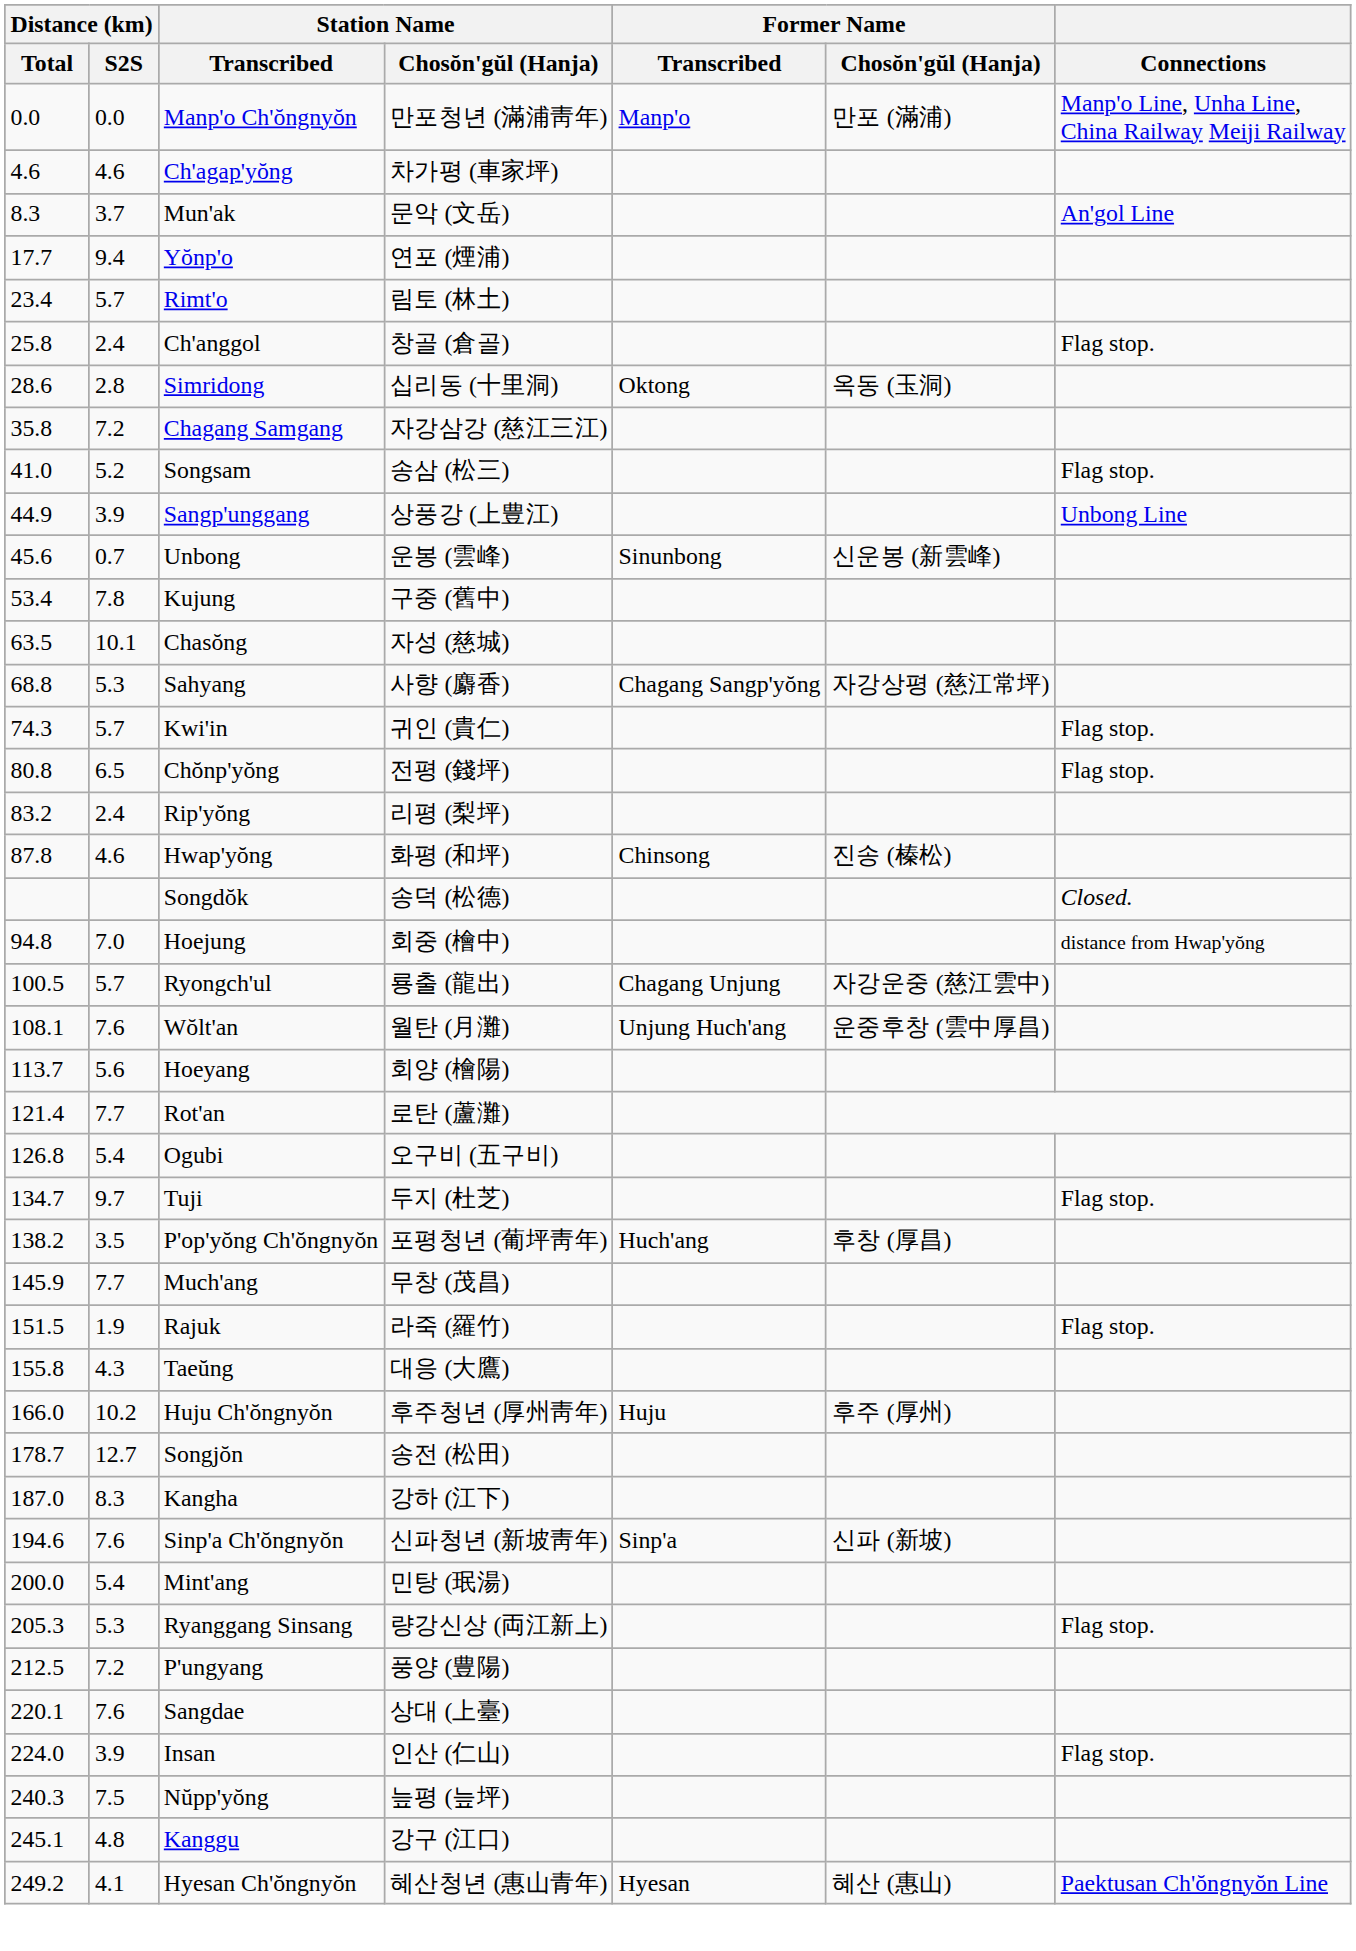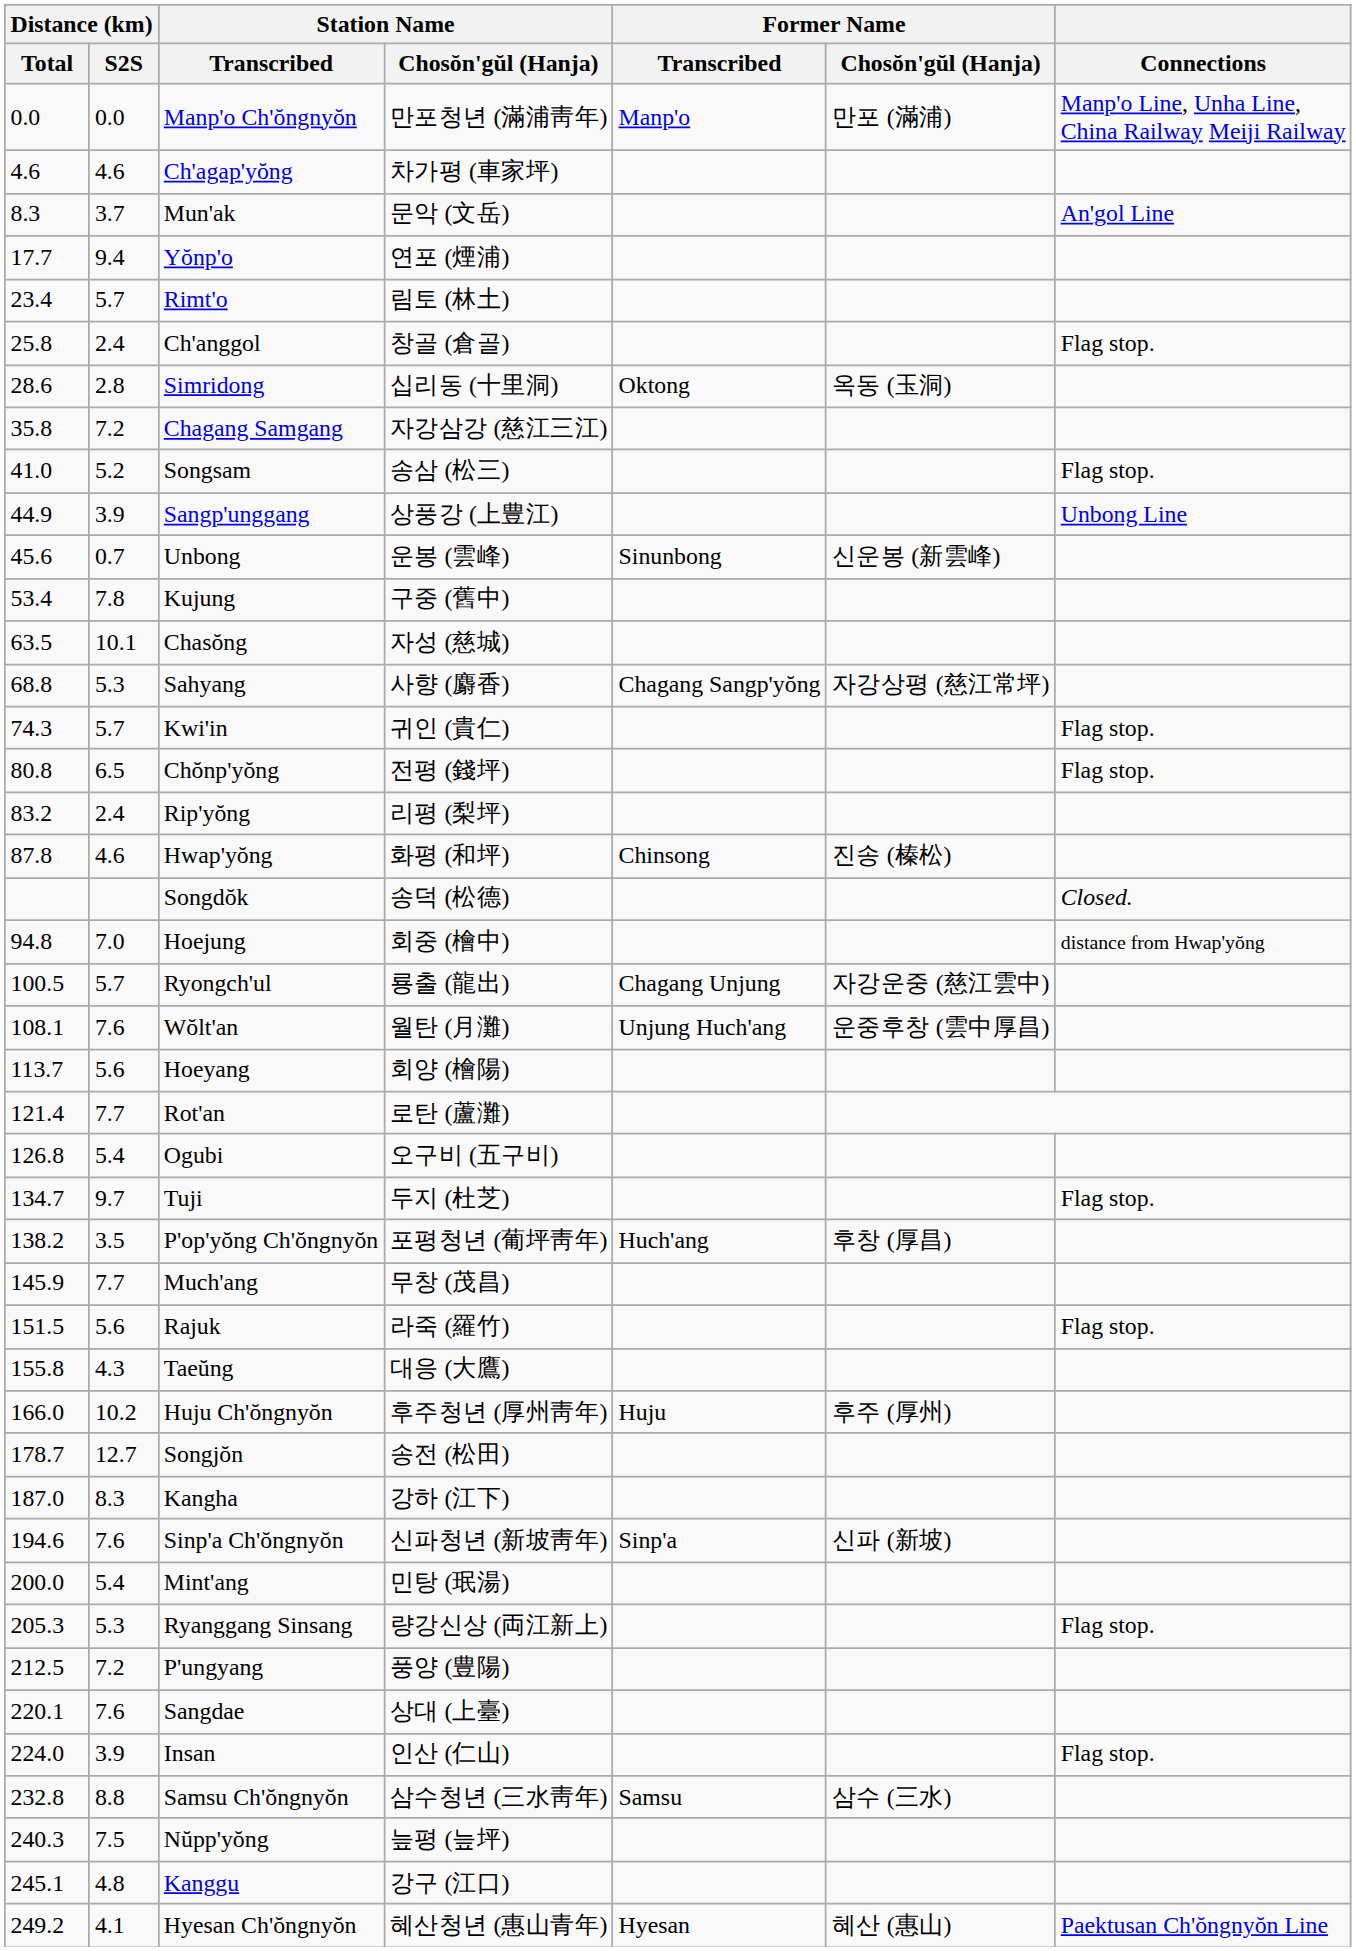(110, 1325) 1.9 -> (110, 1325) 5.6
+ row: (256, 1796)
